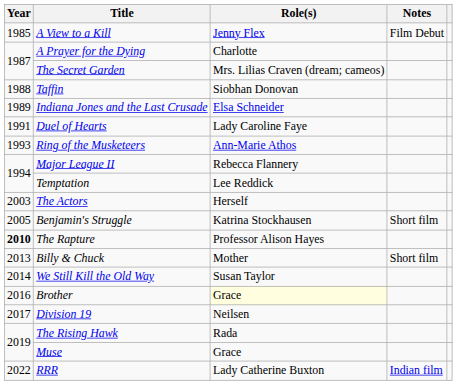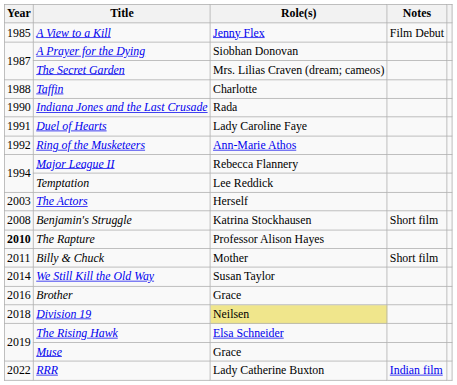(235, 51) Charlotte -> (256, 51) Siobhan Donovan
(256, 88) Siobhan Donovan -> (235, 88) Charlotte
(19, 107) 1989 -> (19, 107) 1990
(248, 107) Elsa Schneider -> (225, 107) Rada
(19, 145) 1993 -> (19, 145) 1992
(19, 220) 2005 -> (19, 220) 2008
(19, 257) 2013 -> (19, 257) 2011
(227, 295) lightyellow background -> (227, 295) no background
(19, 314) 2017 -> (19, 314) 2018
(231, 314) no background -> (231, 314) khaki background
(225, 333) Rada -> (248, 333) Elsa Schneider
